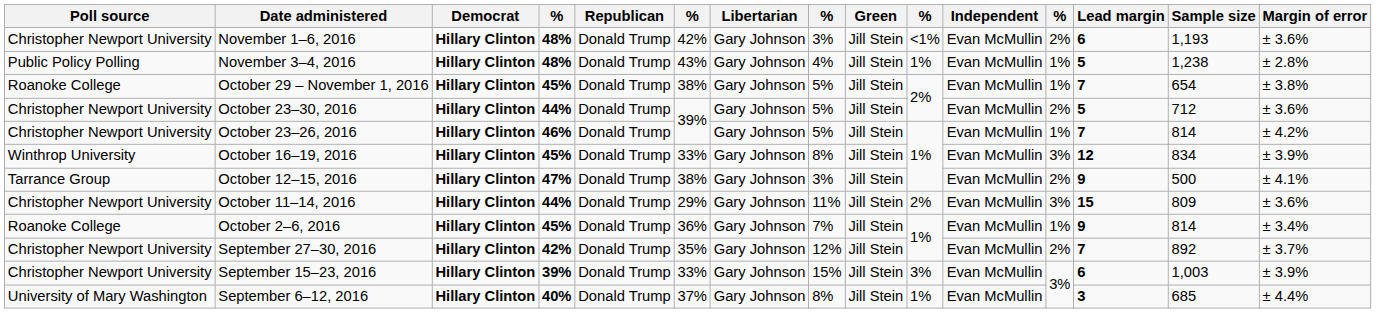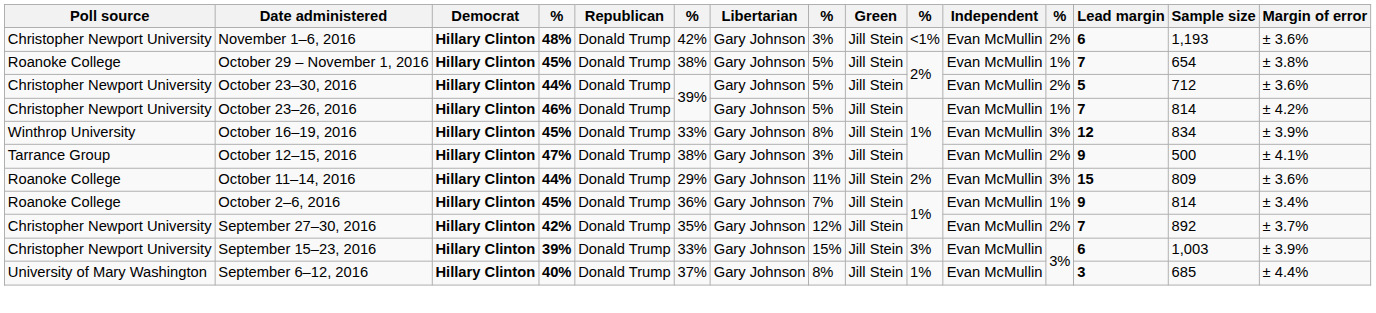- row: (287, 62)
(110, 202) Christopher Newport University -> (64, 179) Roanoke College
